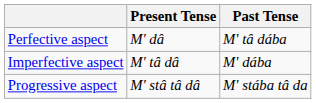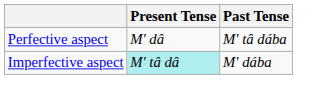(155, 62) no background -> (155, 62) paleturquoise background
- row: (62, 86)
